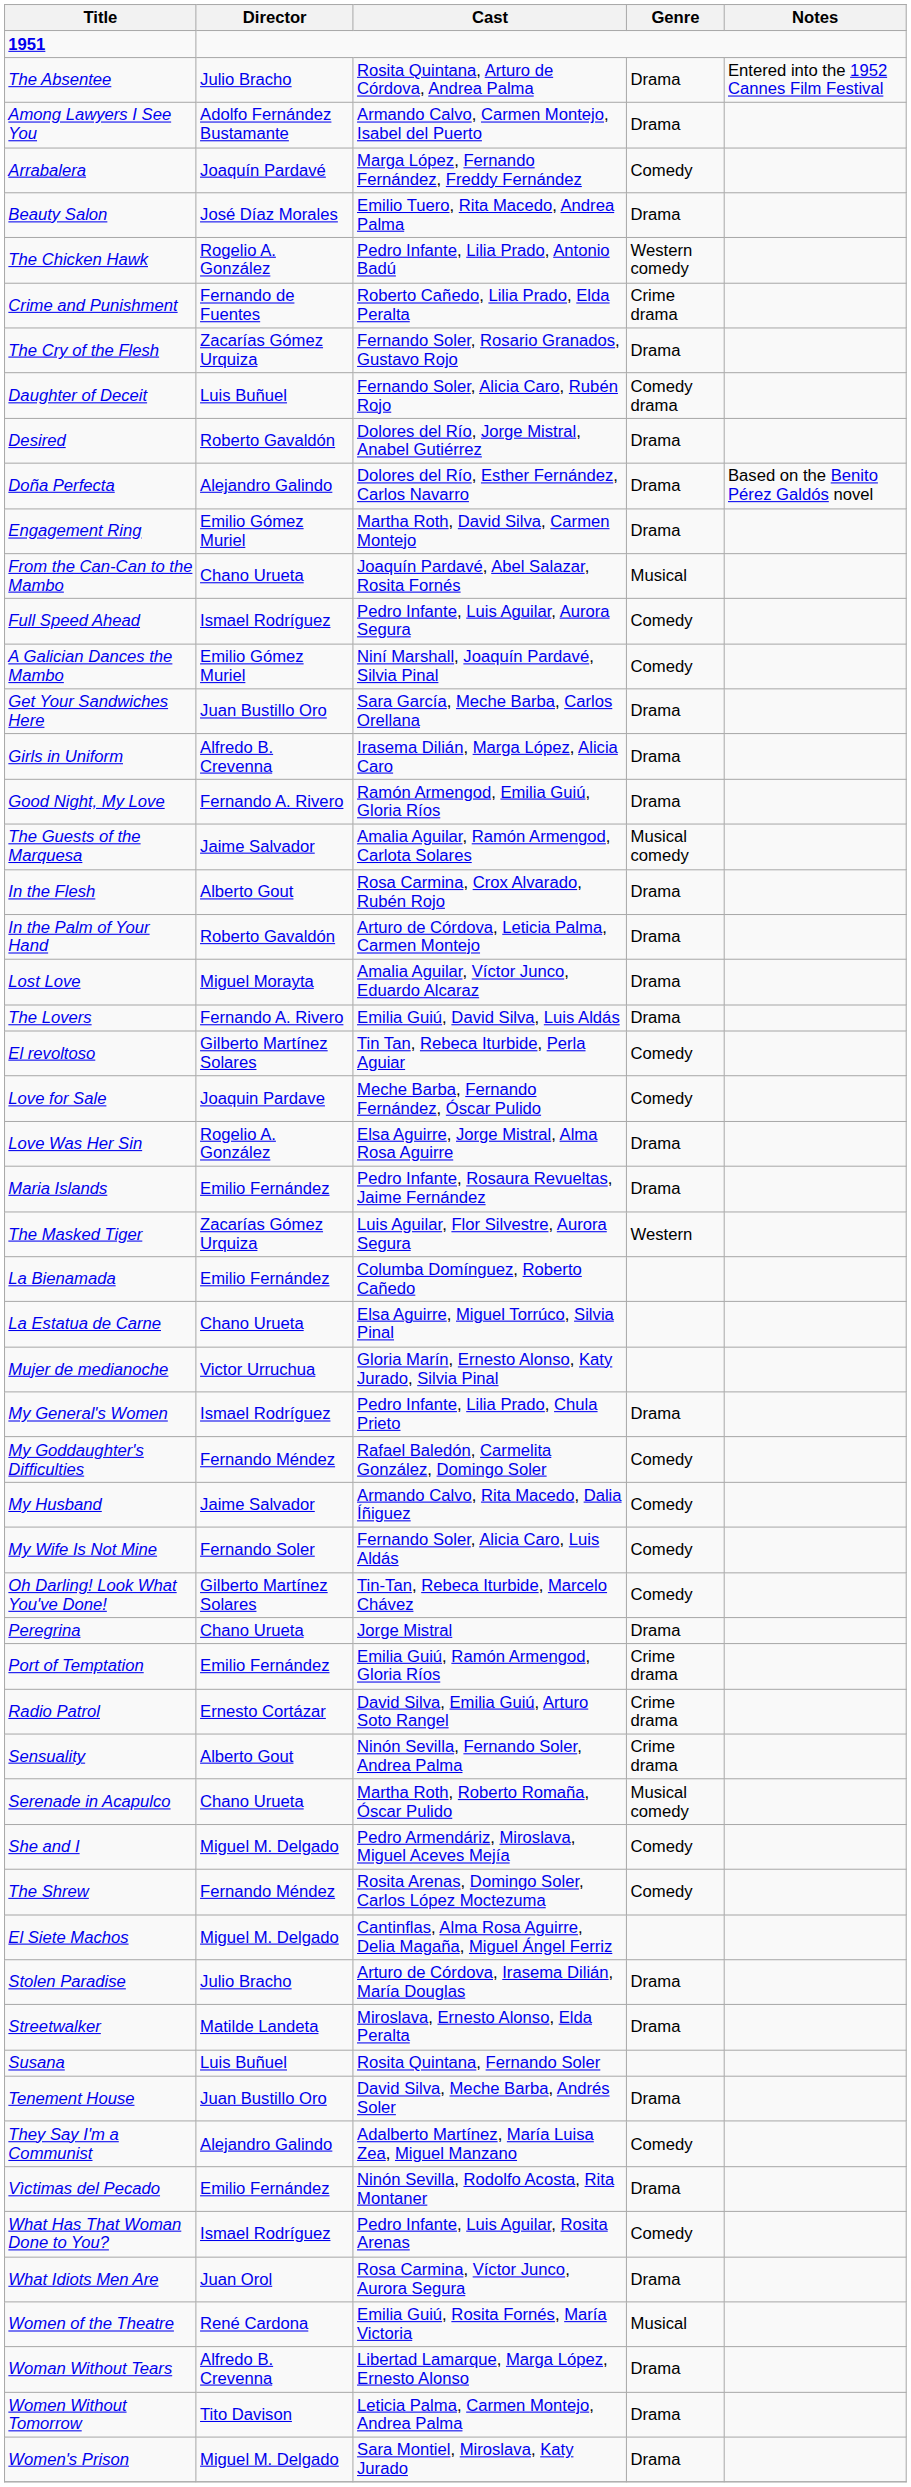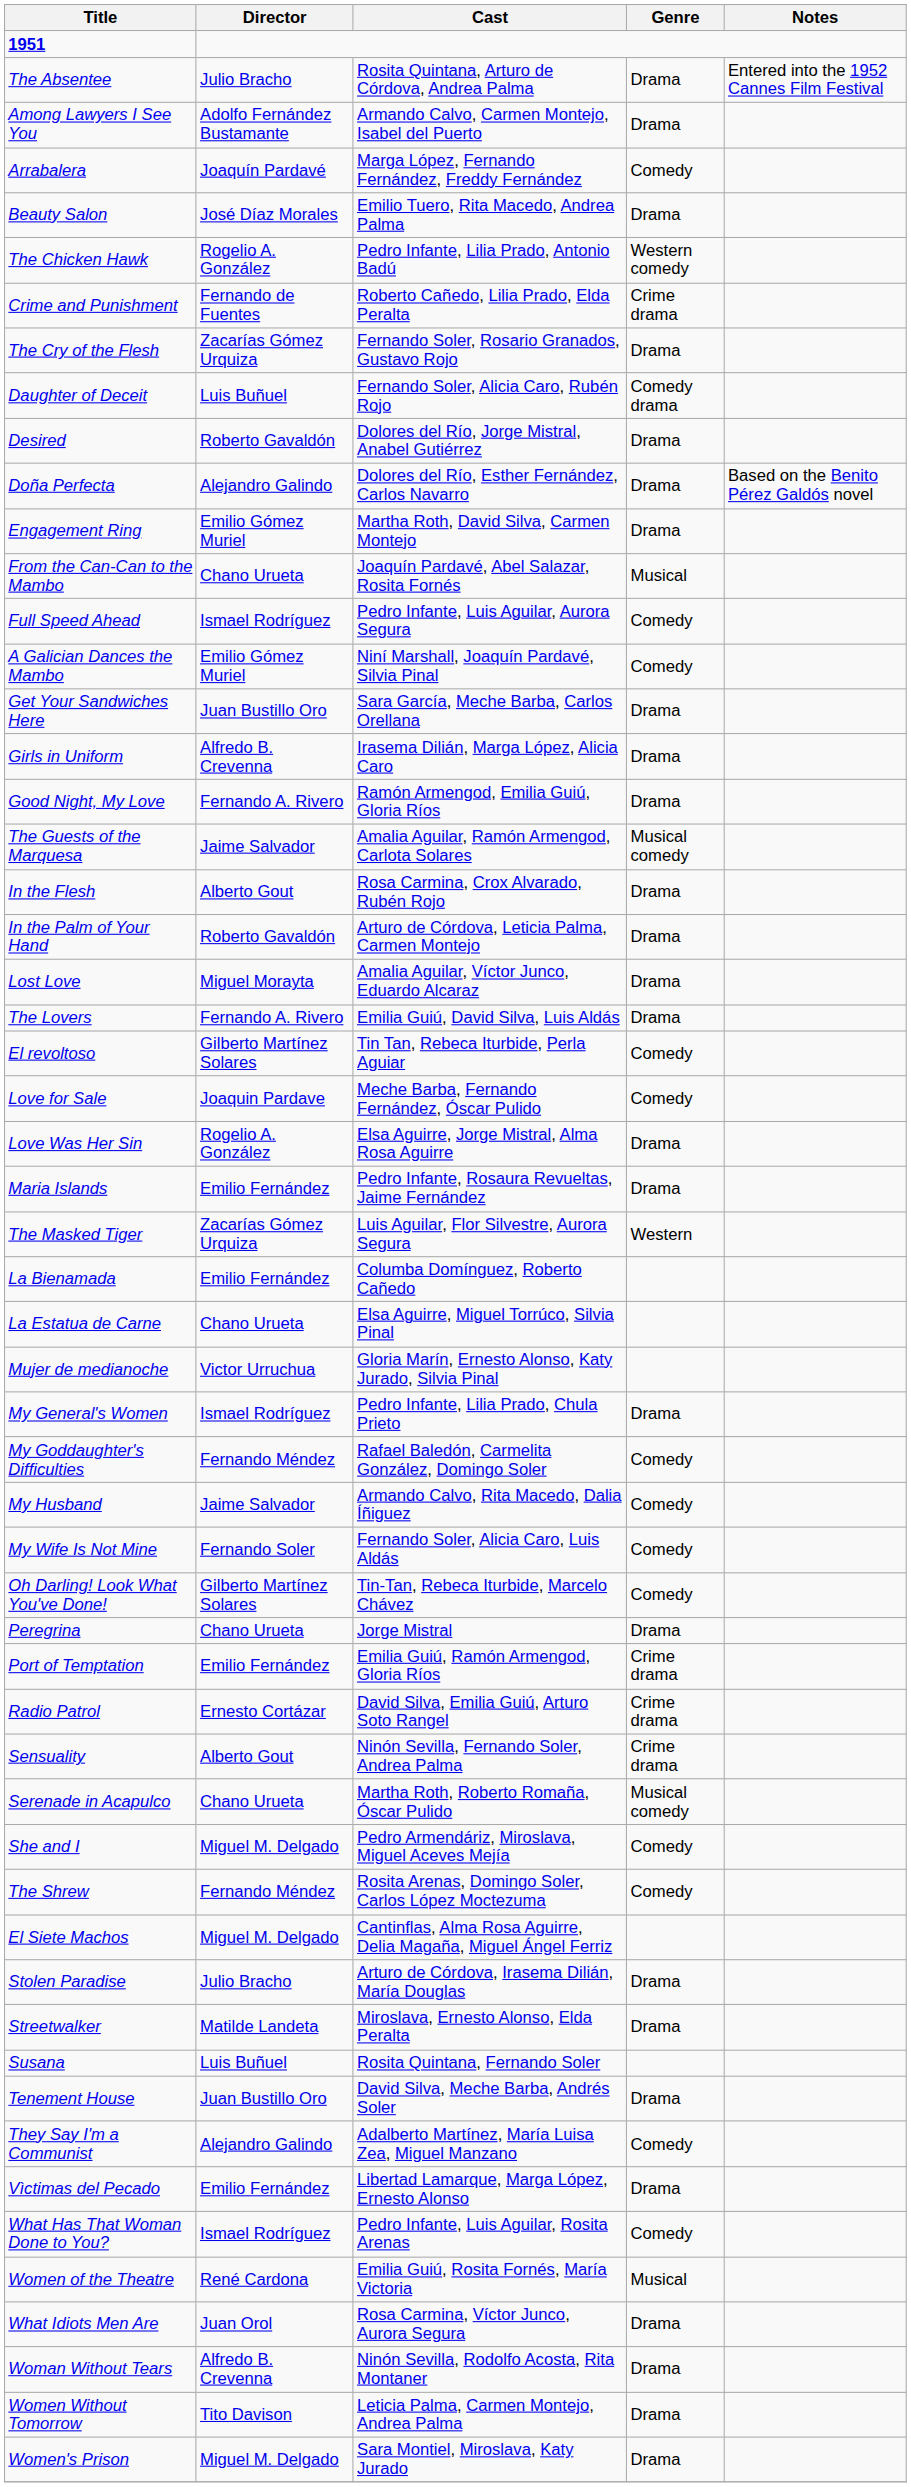(486, 2188) Ninón Sevilla, Rodolfo Acosta, Rita Montaner -> (482, 2188) Libertad Lamarque, Marga López, Ernesto Alonso
rows swapped: (83, 2279) <-> (91, 2324)
(482, 2369) Libertad Lamarque, Marga López, Ernesto Alonso -> (486, 2369) Ninón Sevilla, Rodolfo Acosta, Rita Montaner
